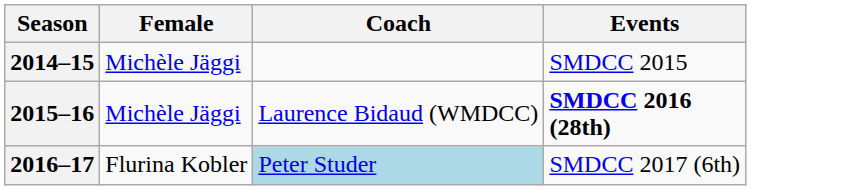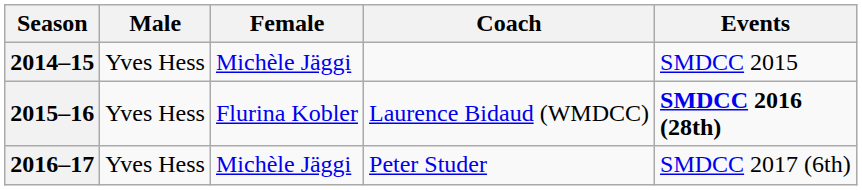+ column: (155, 23)
(173, 113) Michèle Jäggi -> (287, 113) Flurina Kobler
(176, 164) Flurina Kobler -> (284, 164) Michèle Jäggi
(317, 164) lightblue background -> (428, 164) no background
